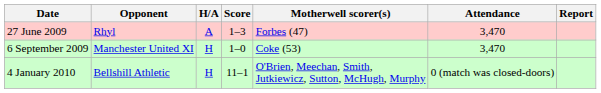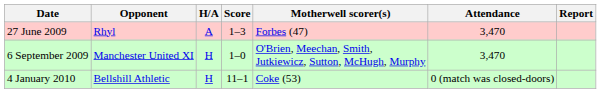(278, 48) Coke (53) -> (341, 55) O'Brien, Meechan, Smith, Jutkiewicz, Sutton, McHugh, Murphy
(341, 72) O'Brien, Meechan, Smith, Jutkiewicz, Sutton, McHugh, Murphy -> (278, 79) Coke (53)
